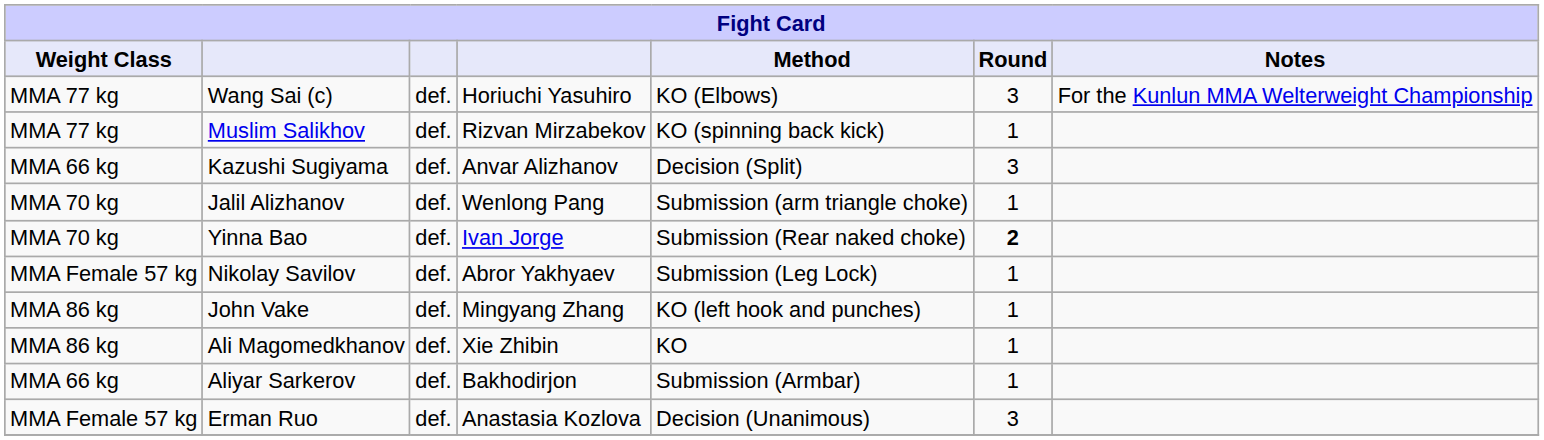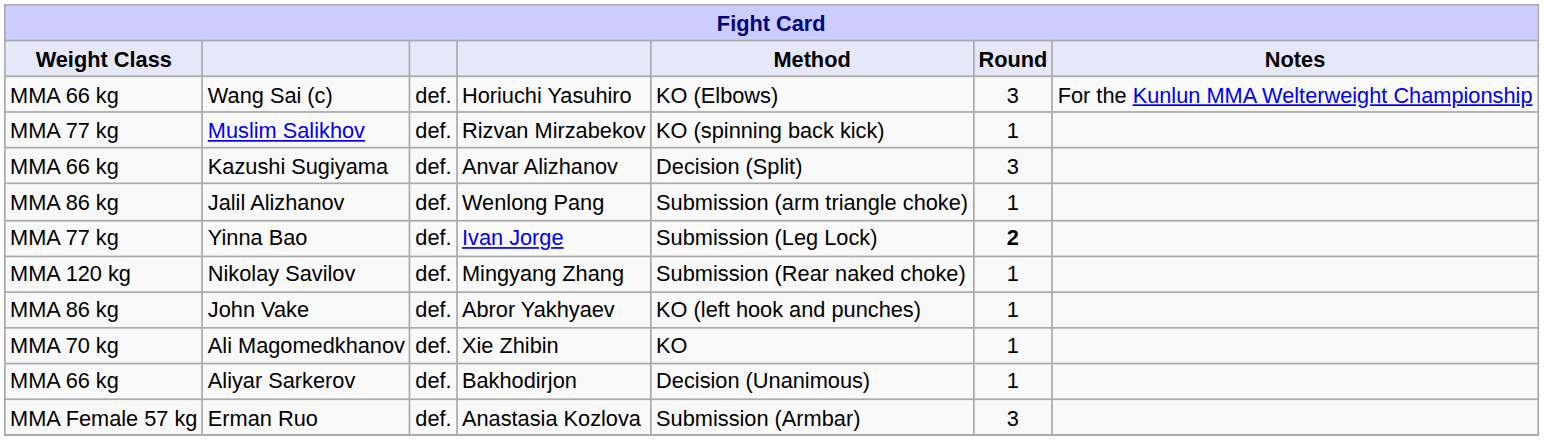(64, 94) MMA 77 kg -> (64, 94) MMA 66 kg
(64, 202) MMA 70 kg -> (64, 202) MMA 86 kg
(64, 238) MMA 70 kg -> (64, 238) MMA 77 kg
(811, 238) Submission (Rear naked choke) -> (767, 238) Submission (Leg Lock)
(104, 274) MMA Female 57 kg -> (70, 274) MMA 120 kg
(538, 274) Abror Yakhyaev -> (543, 274) Mingyang Zhang
(767, 274) Submission (Leg Lock) -> (811, 274) Submission (Rear naked choke)
(543, 309) Mingyang Zhang -> (538, 309) Abror Yakhyaev
(64, 345) MMA 86 kg -> (64, 345) MMA 70 kg
(758, 381) Submission (Armbar) -> (763, 381) Decision (Unanimous)
(763, 417) Decision (Unanimous) -> (758, 417) Submission (Armbar)
